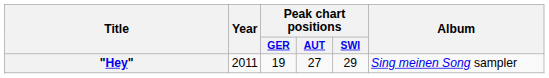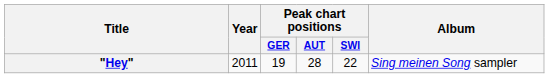(314, 63) 27 -> (314, 63) 28
(350, 63) 29 -> (350, 63) 22
